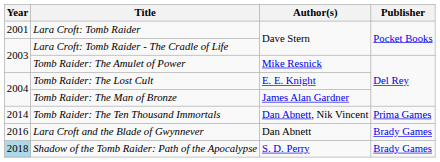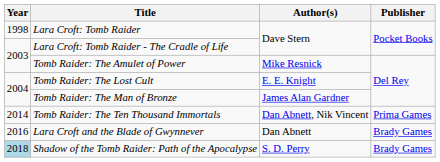(18, 30) 2001 -> (18, 30) 1998
